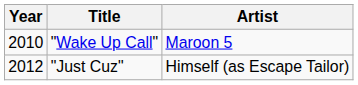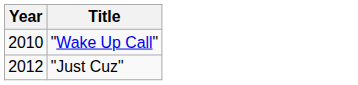- column: (257, 17)
